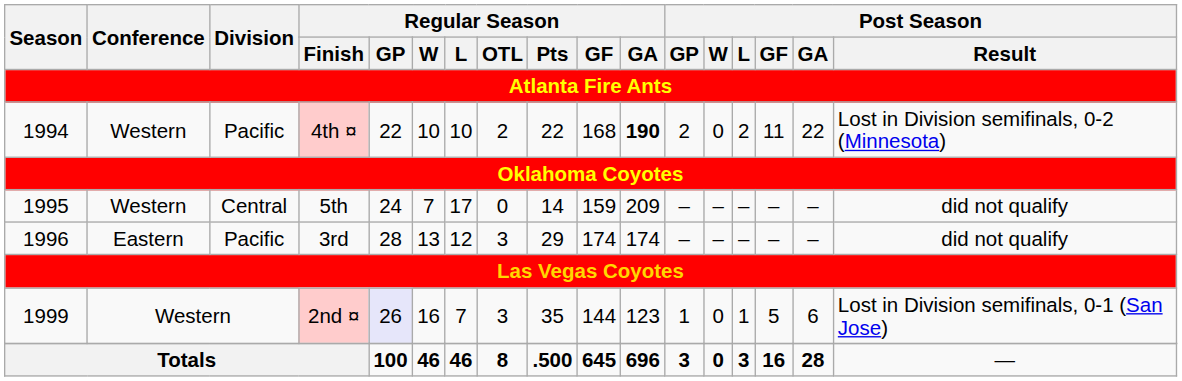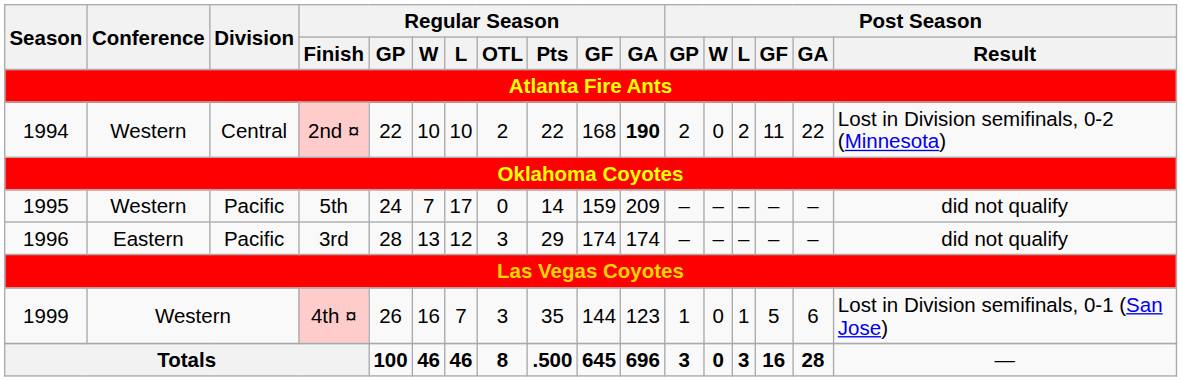(254, 130) Pacific -> (254, 130) Central
(334, 130) 4th ¤ -> (334, 130) 2nd ¤
(254, 206) Central -> (254, 206) Pacific
(334, 315) 2nd ¤ -> (334, 315) 4th ¤
(391, 315) lavender background -> (391, 315) no background
